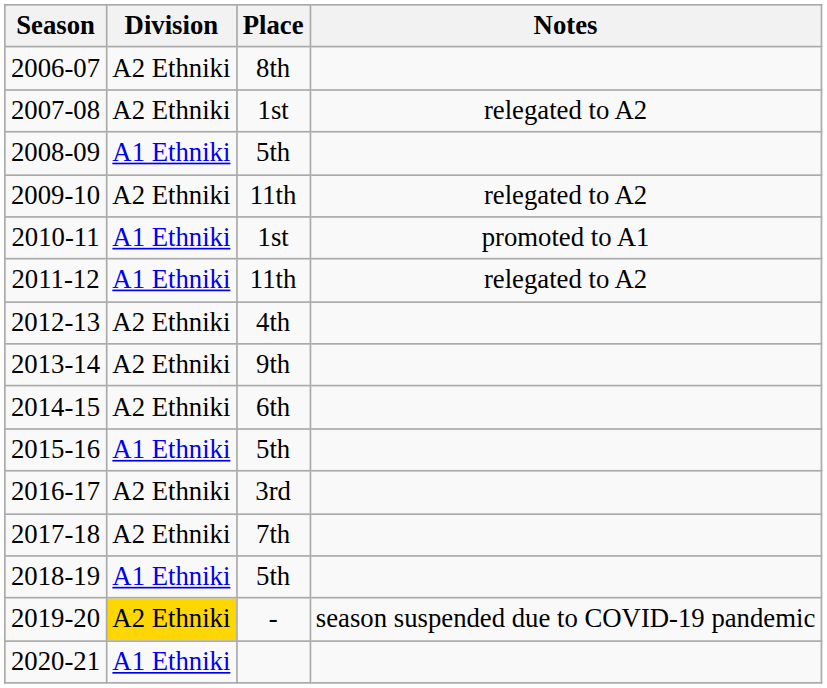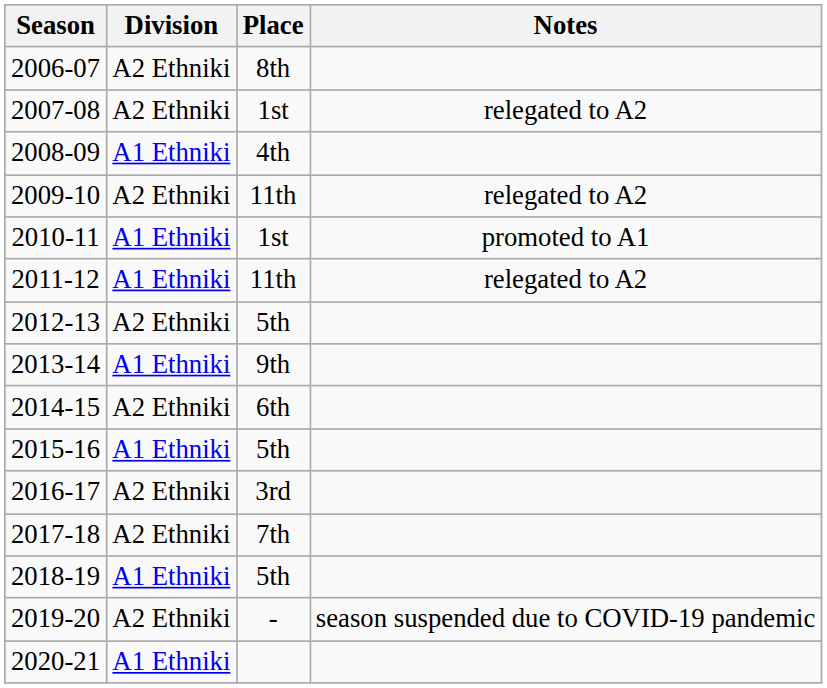(273, 152) 5th -> (273, 152) 4th
(273, 322) 4th -> (273, 322) 5th
(171, 364) A2 Ethniki -> (171, 364) A1 Ethniki
(171, 618) gold background -> (171, 618) no background
